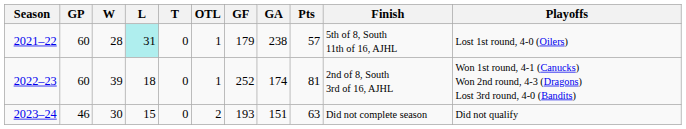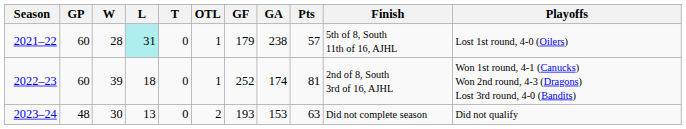(84, 114) 46 -> (84, 114) 48
(149, 114) 15 -> (149, 114) 13
(278, 114) 151 -> (278, 114) 153
